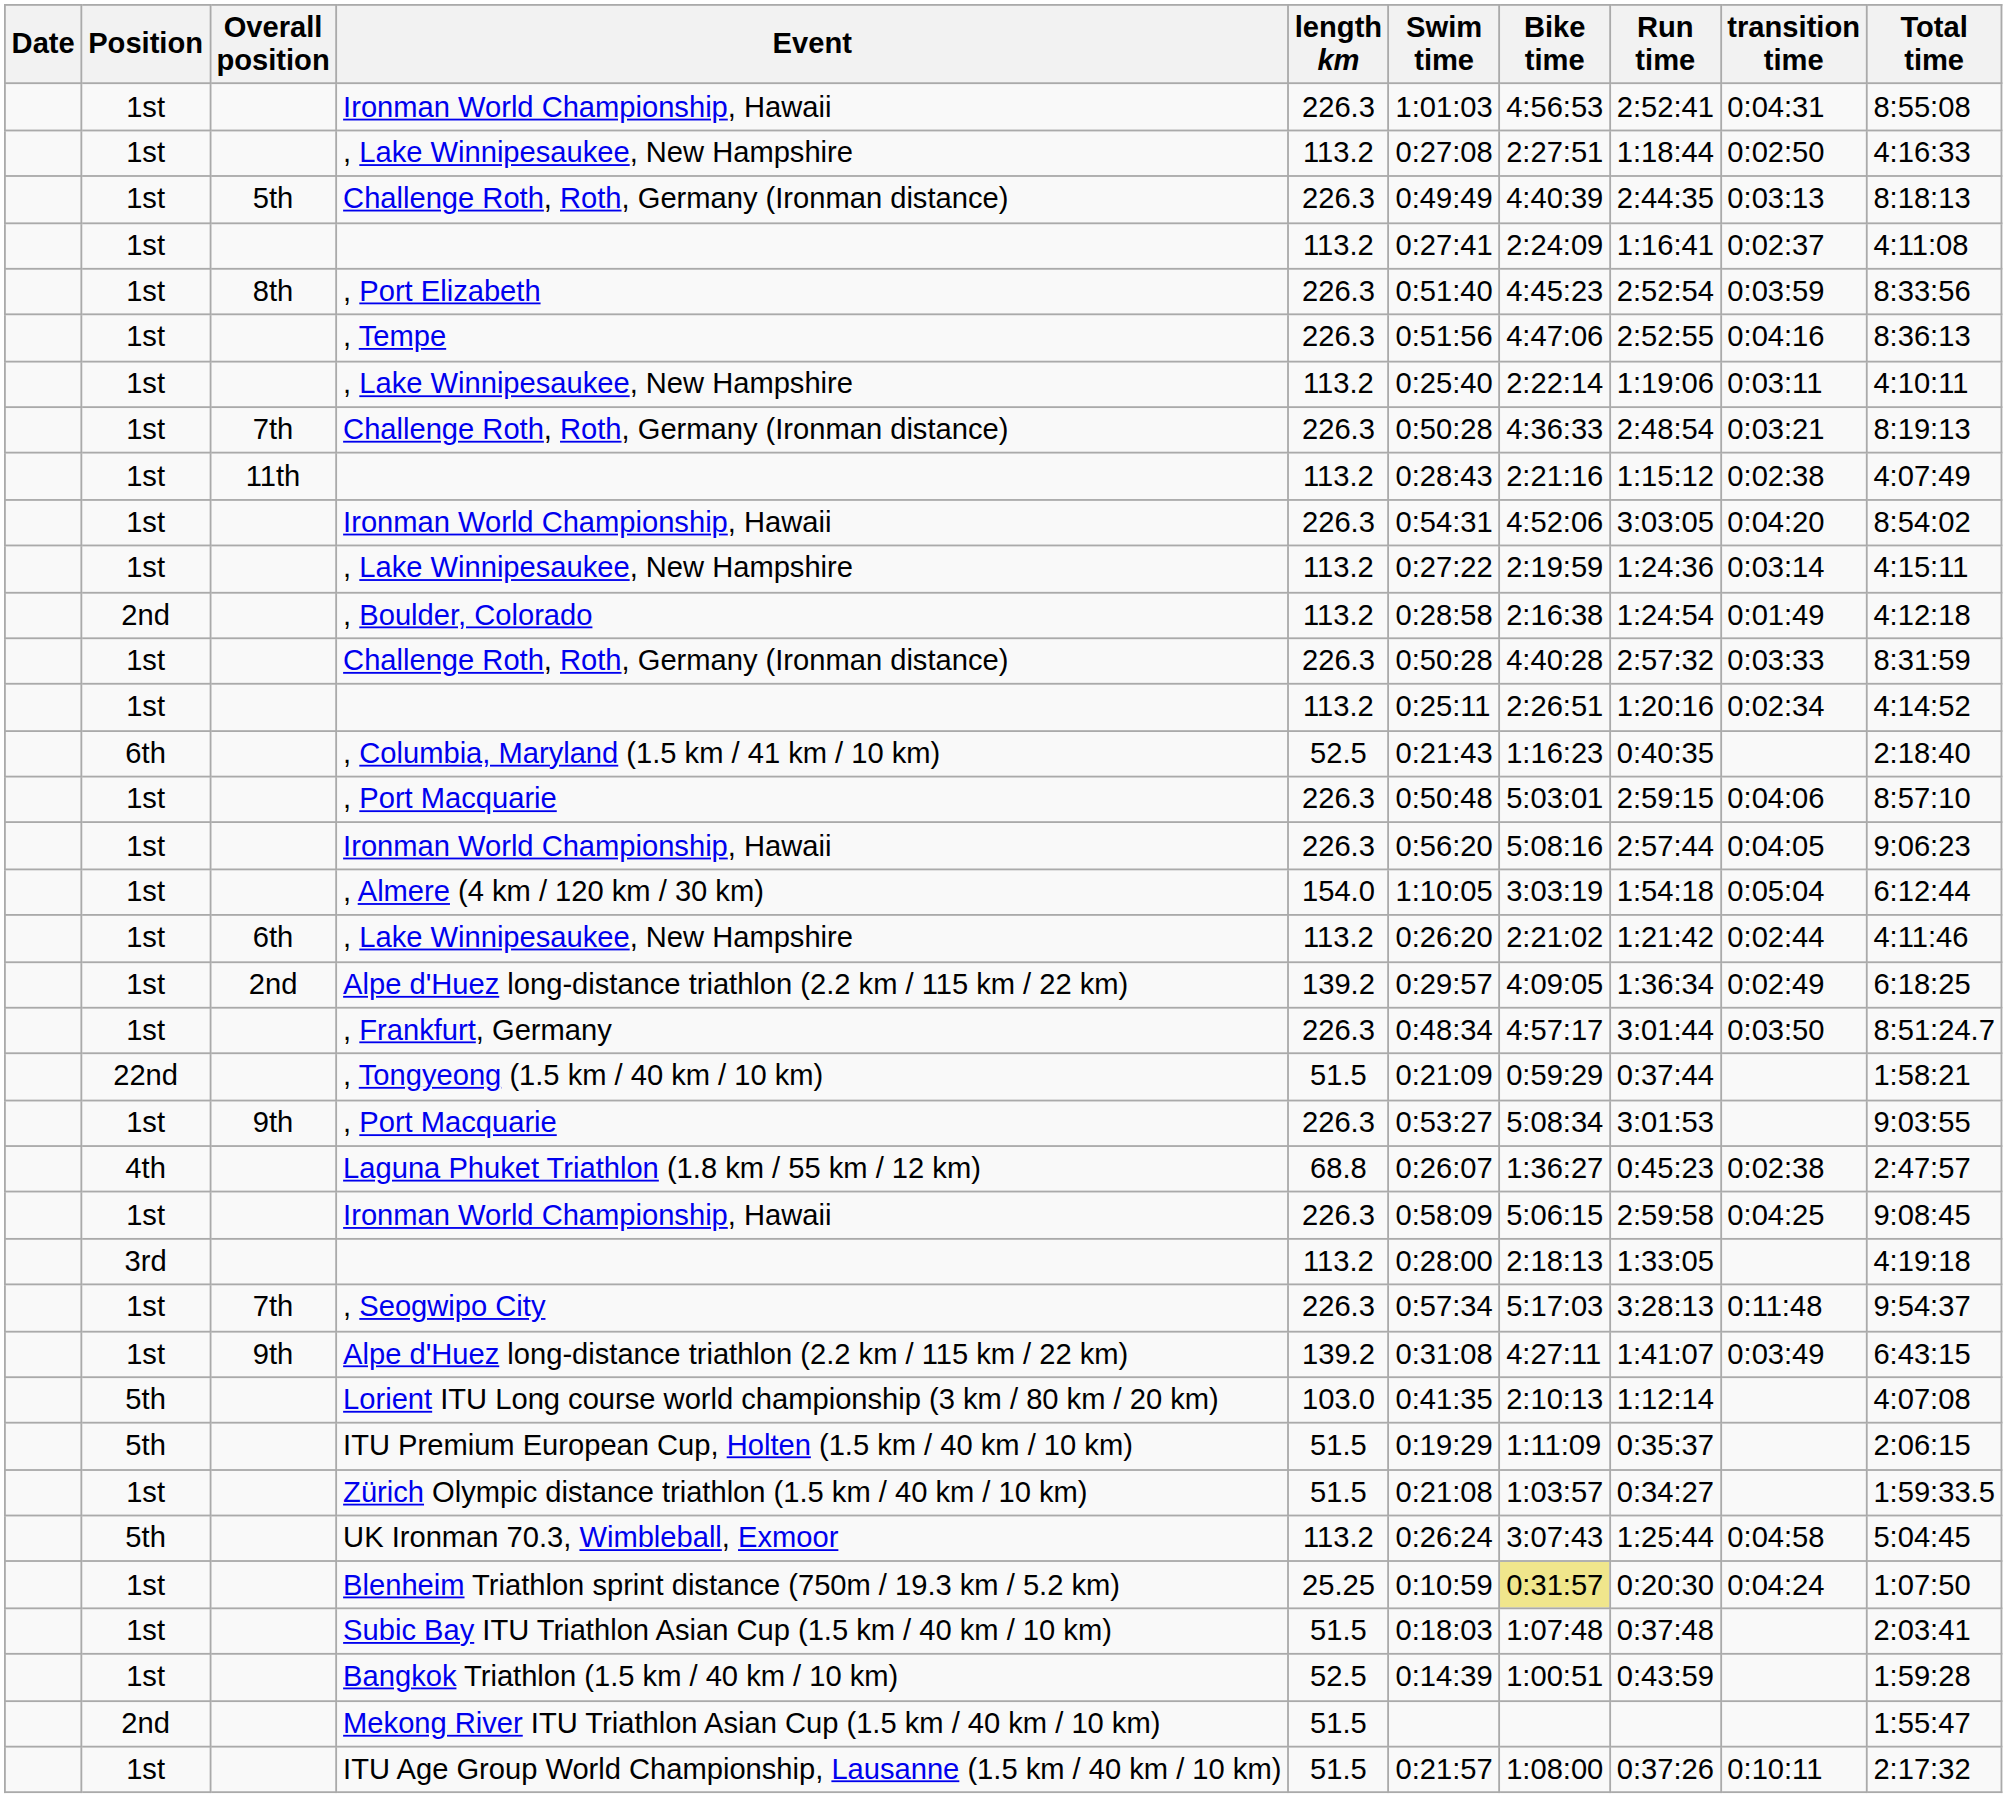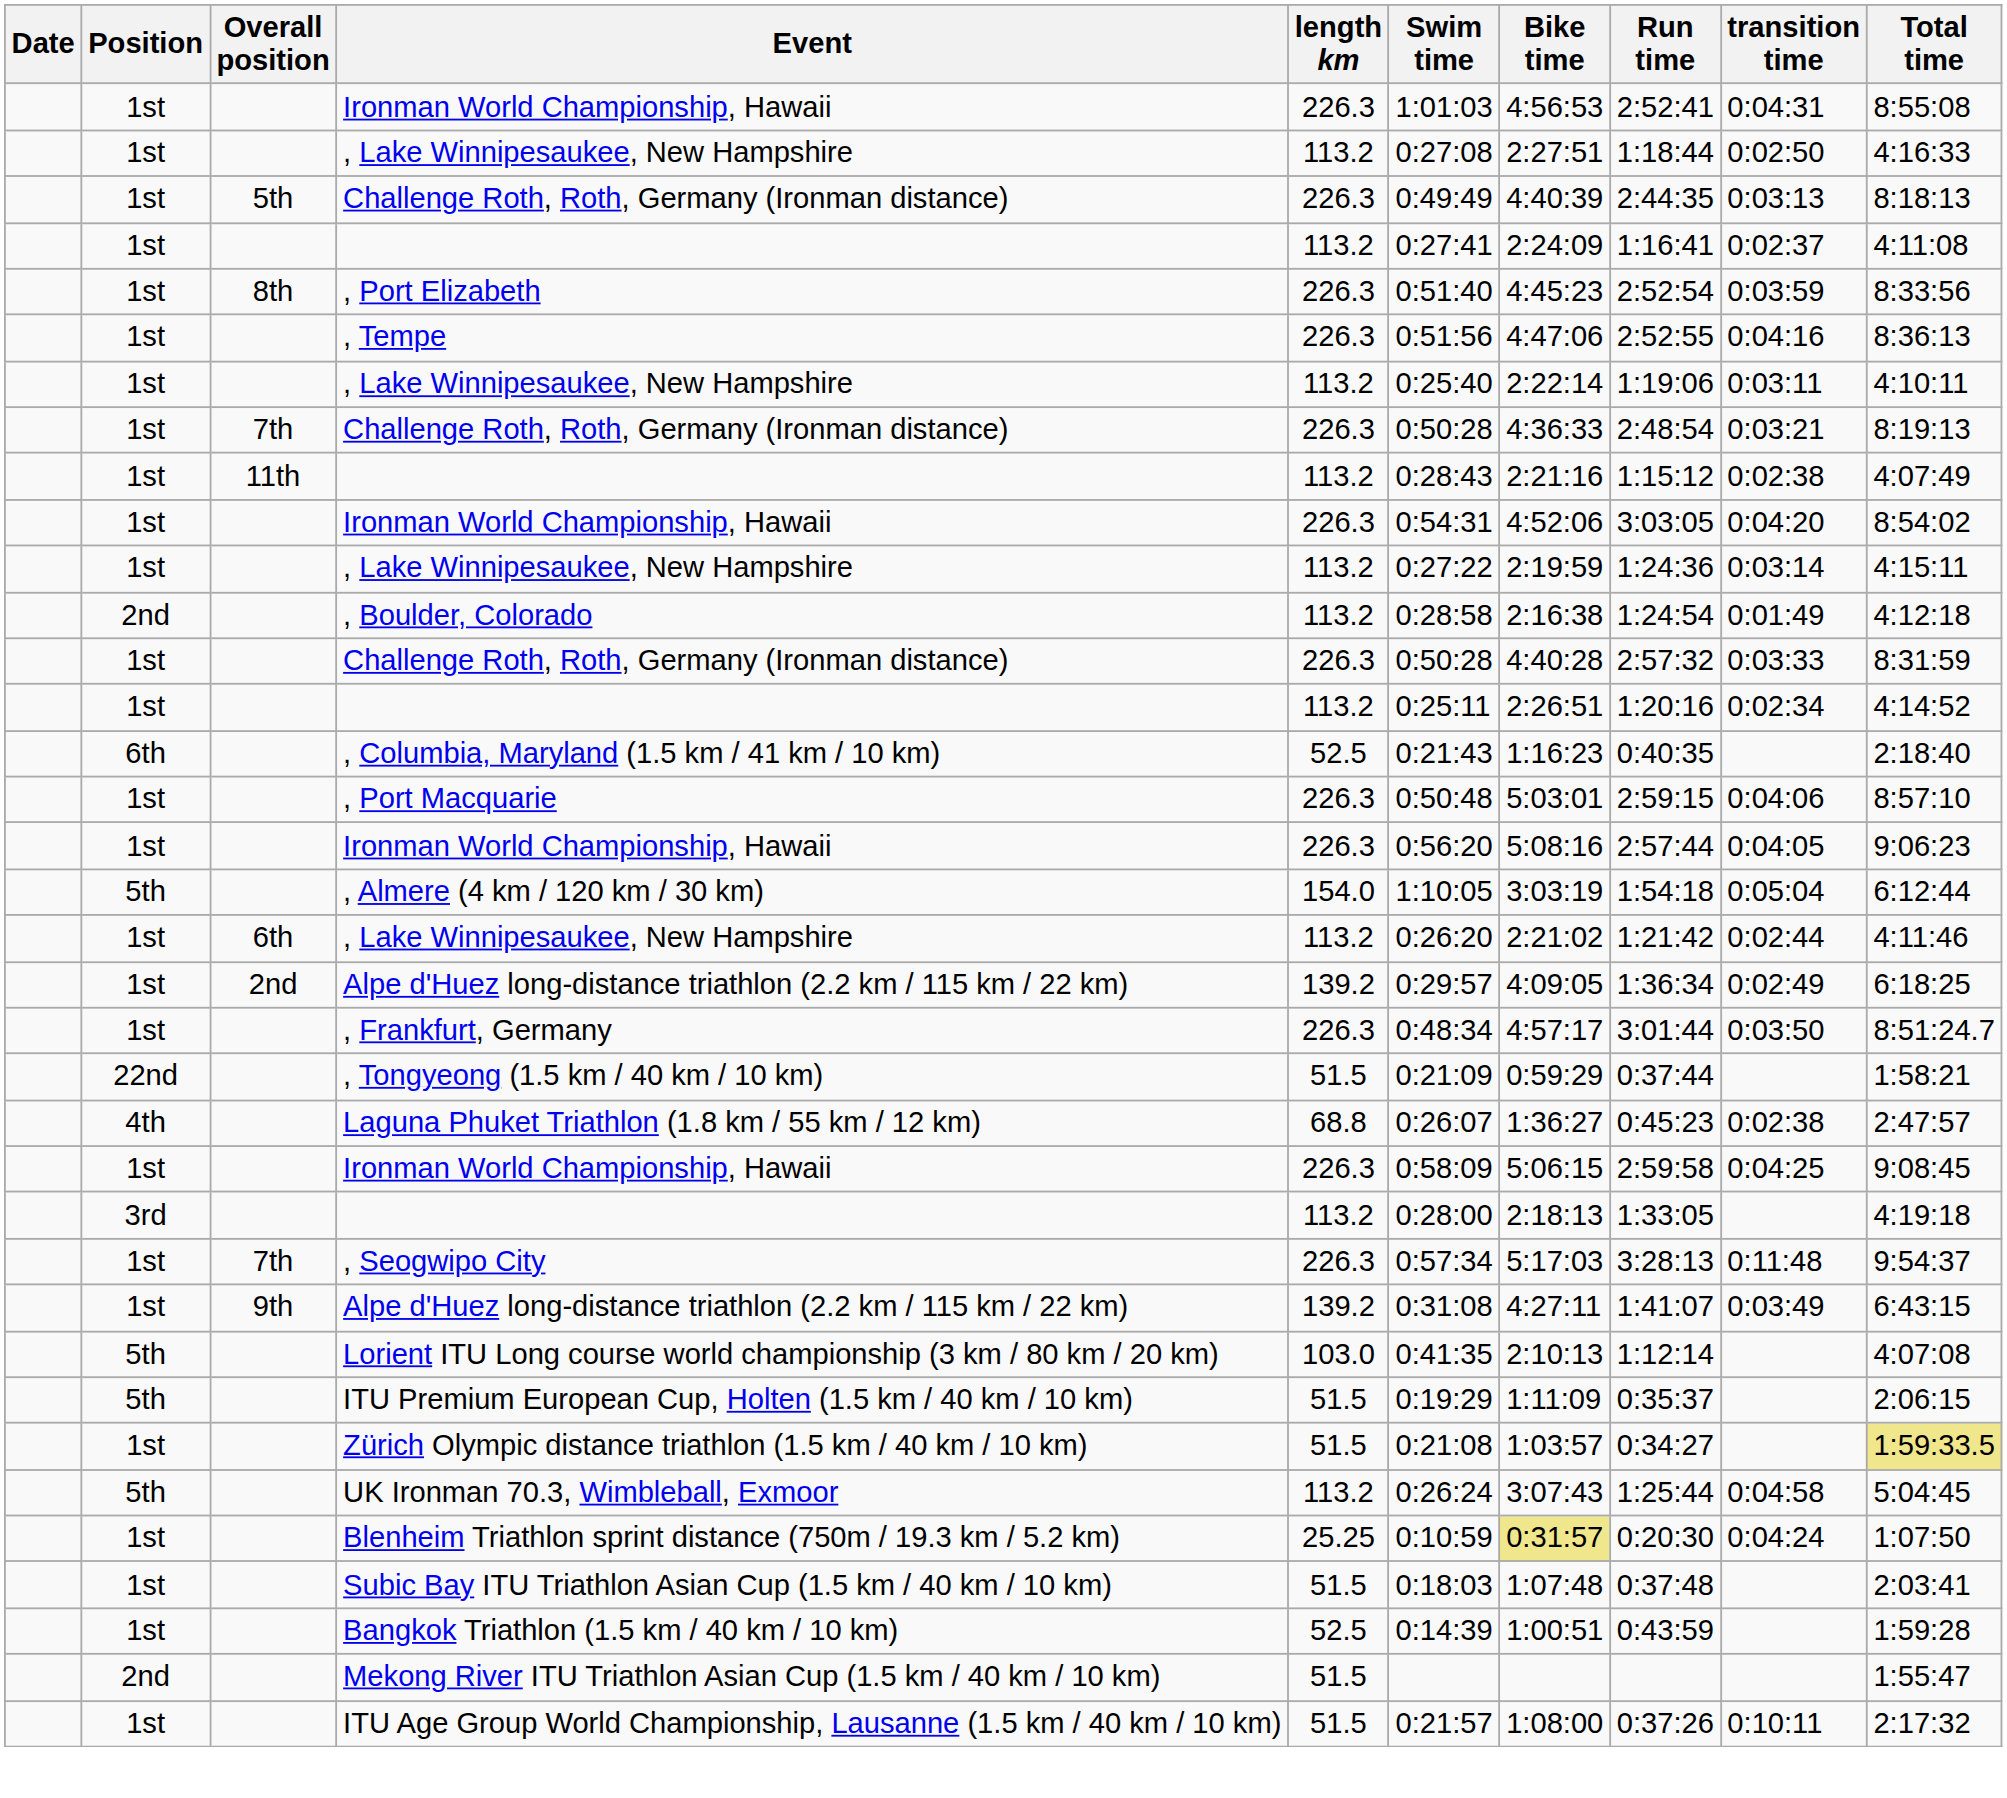(146, 891) 1st -> (146, 891) 5th
- row: (273, 1122)
(1934, 1492) no background -> (1934, 1445) khaki background
